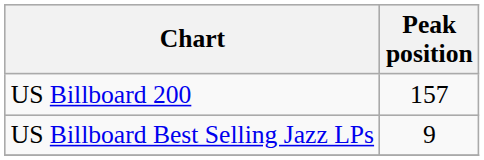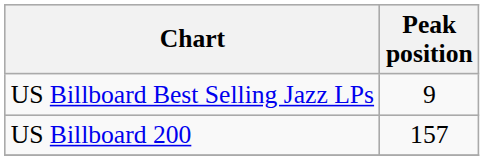rows swapped: (192, 134) <-> (101, 94)
